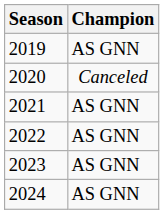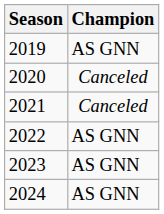(105, 106) AS GNN -> (113, 106) Canceled
